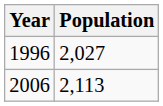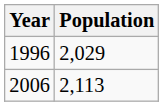(82, 52) 2,027 -> (82, 52) 2,029
